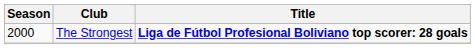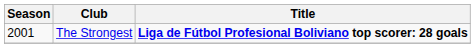(21, 33) 2000 -> (21, 33) 2001
